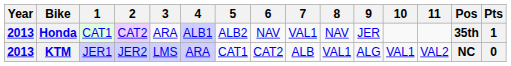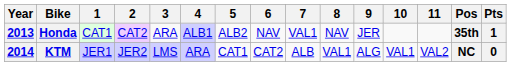(20, 52) 2013 -> (20, 52) 2014
